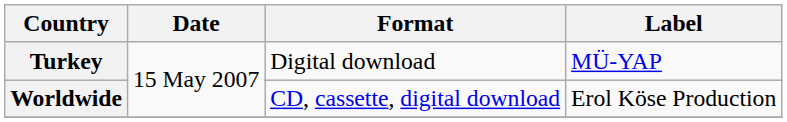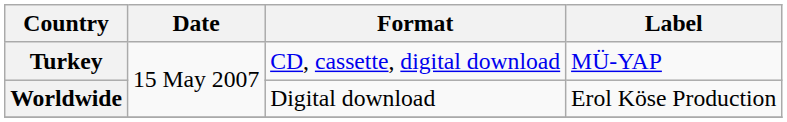(353, 60) Digital download -> (415, 60) CD, cassette, digital download
(415, 98) CD, cassette, digital download -> (353, 98) Digital download
